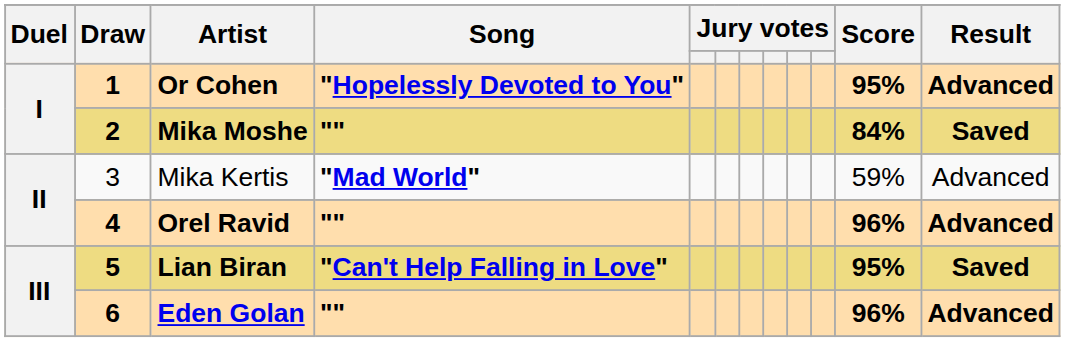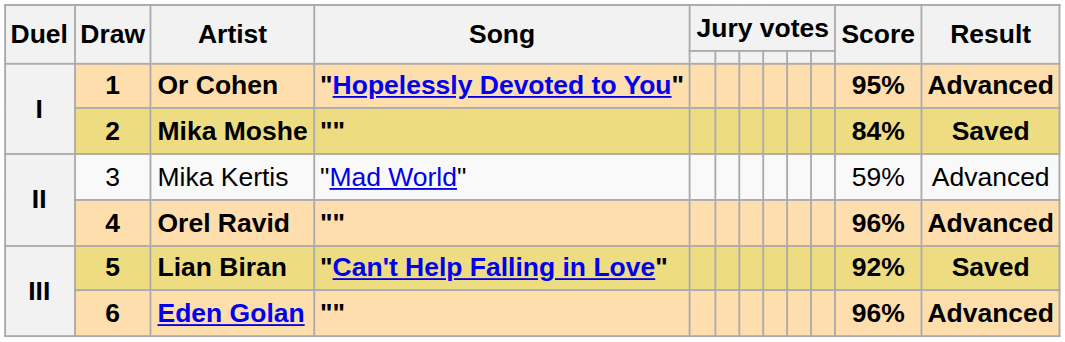(400, 177) bold -> (393, 177) normal
(878, 268) 95% -> (878, 268) 92%
